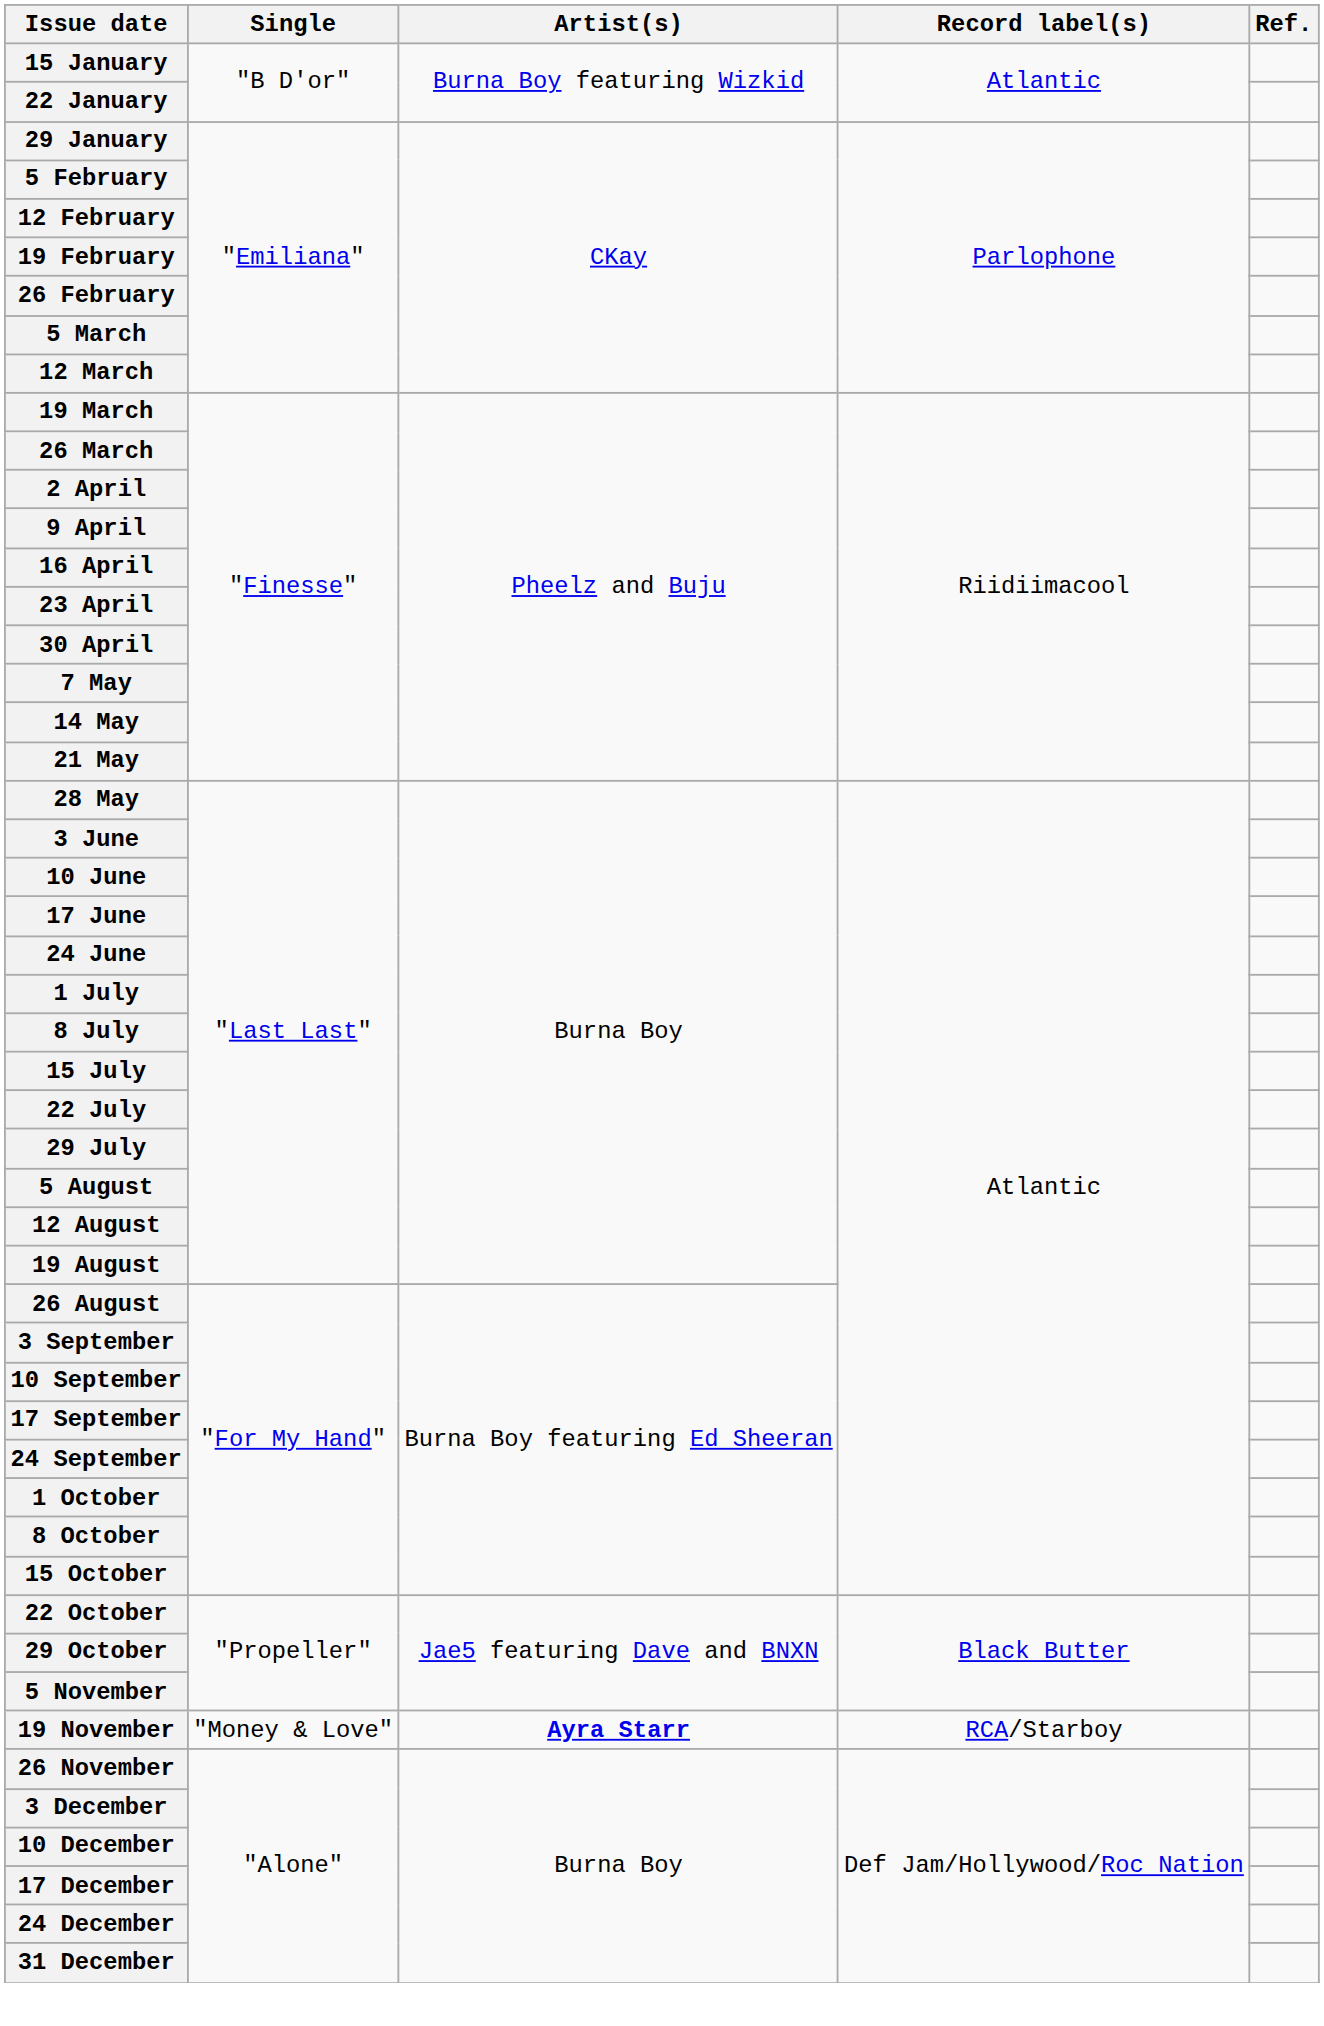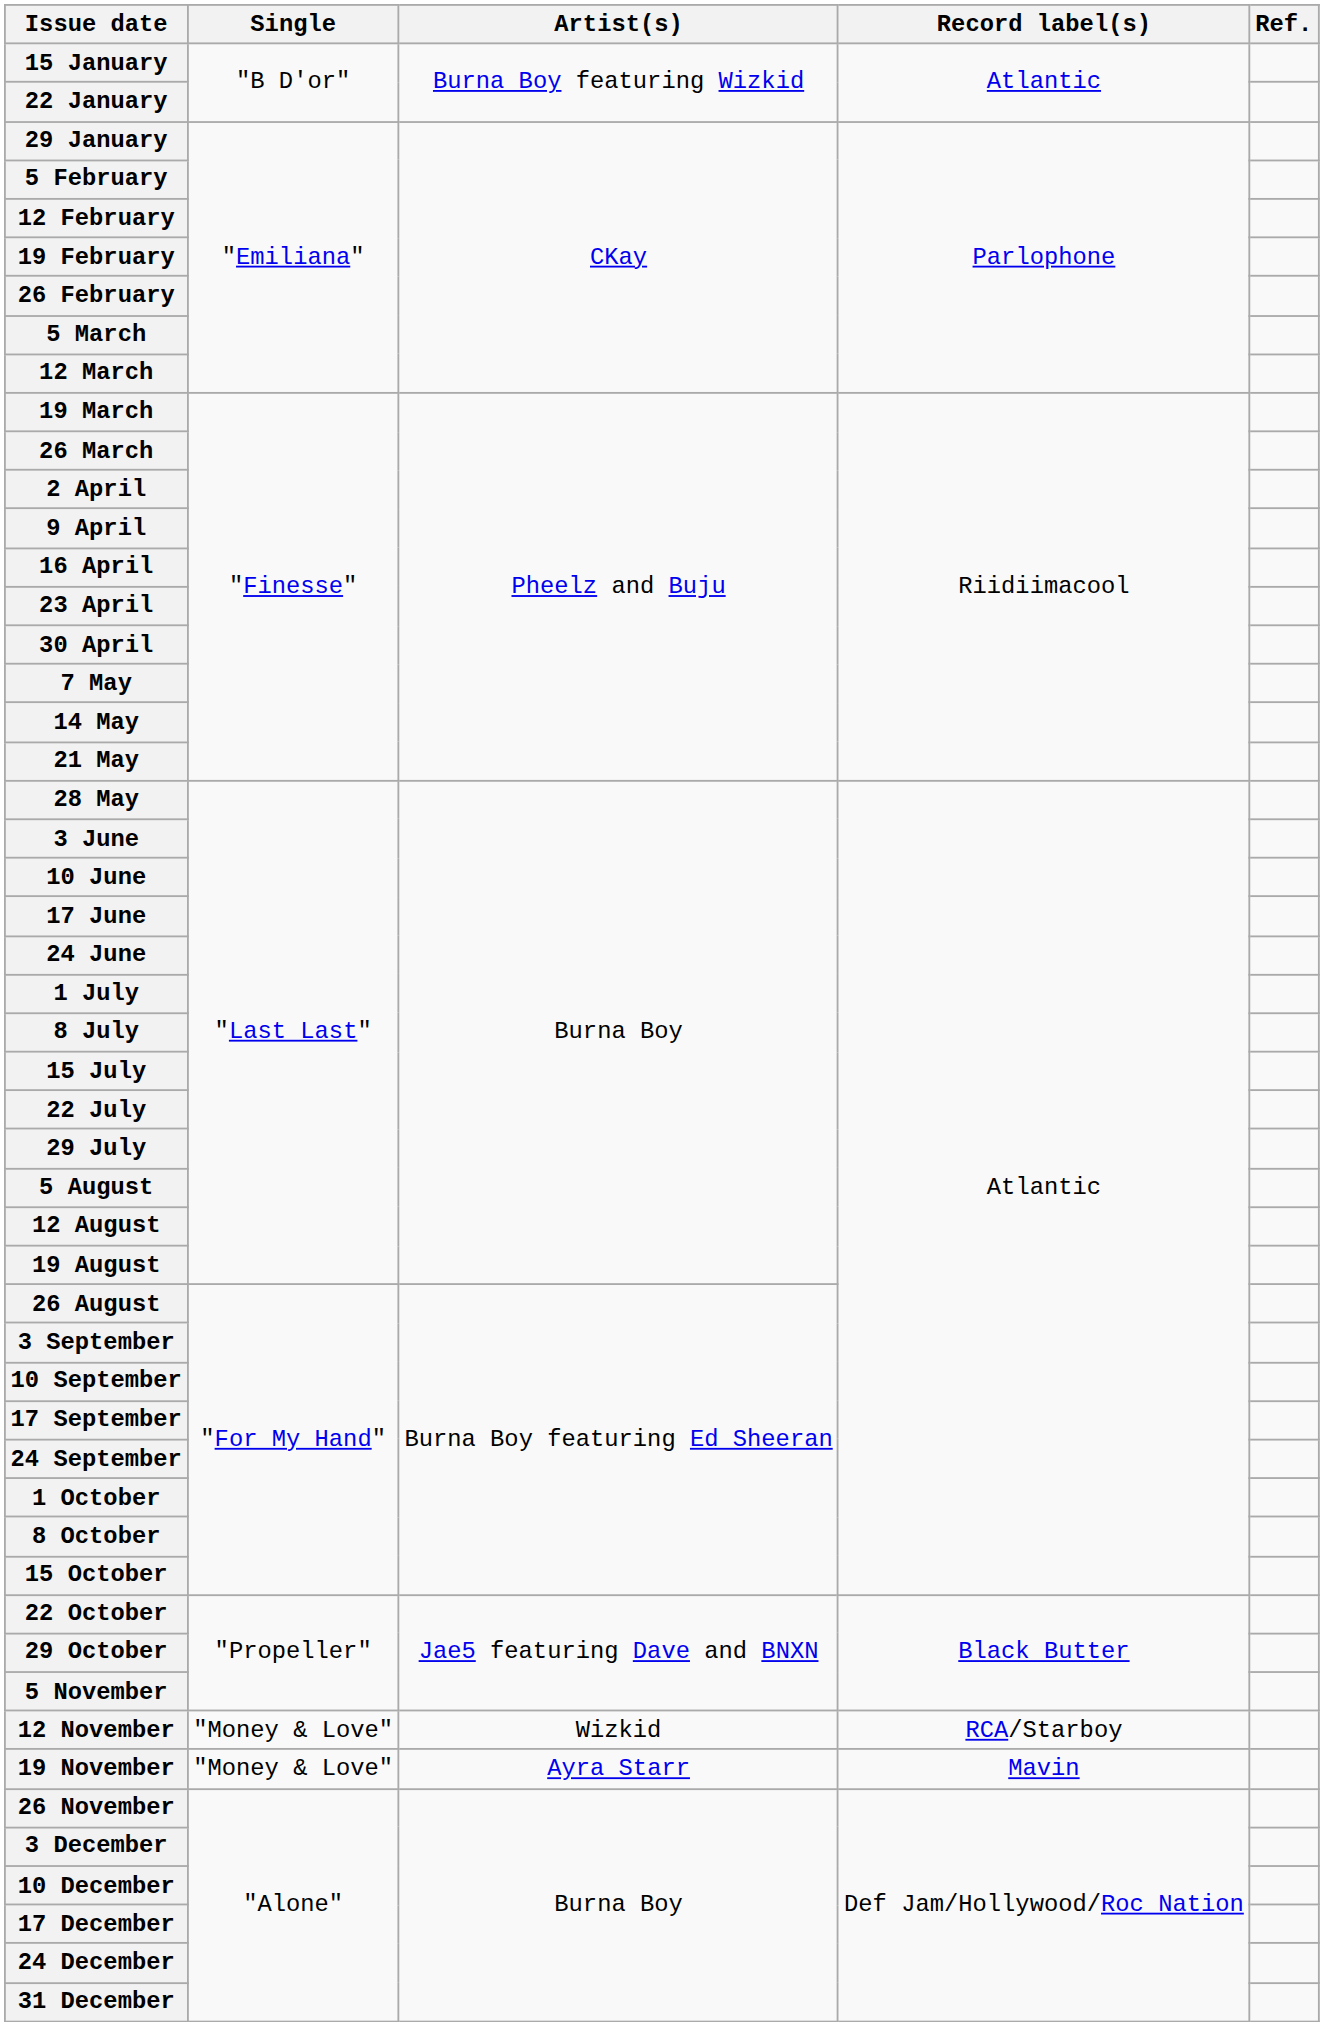+ row: (96, 1730)
(619, 1730) bold -> (619, 1769) normal
(1044, 1730) RCA/Starboy -> (1044, 1769) Mavin
